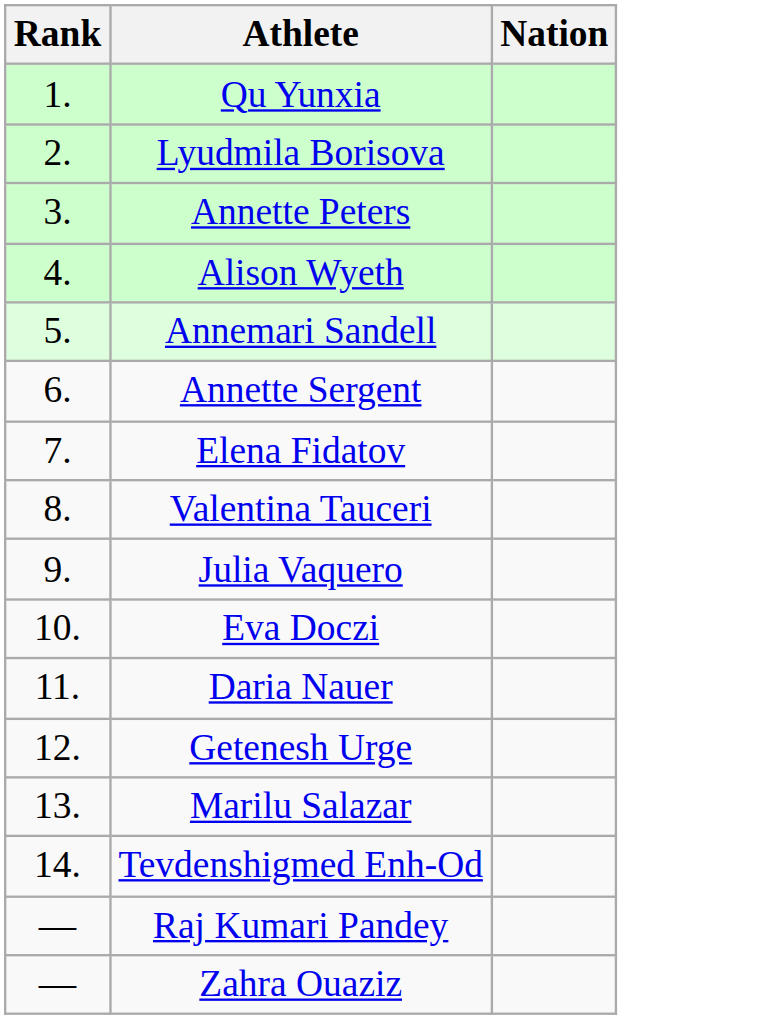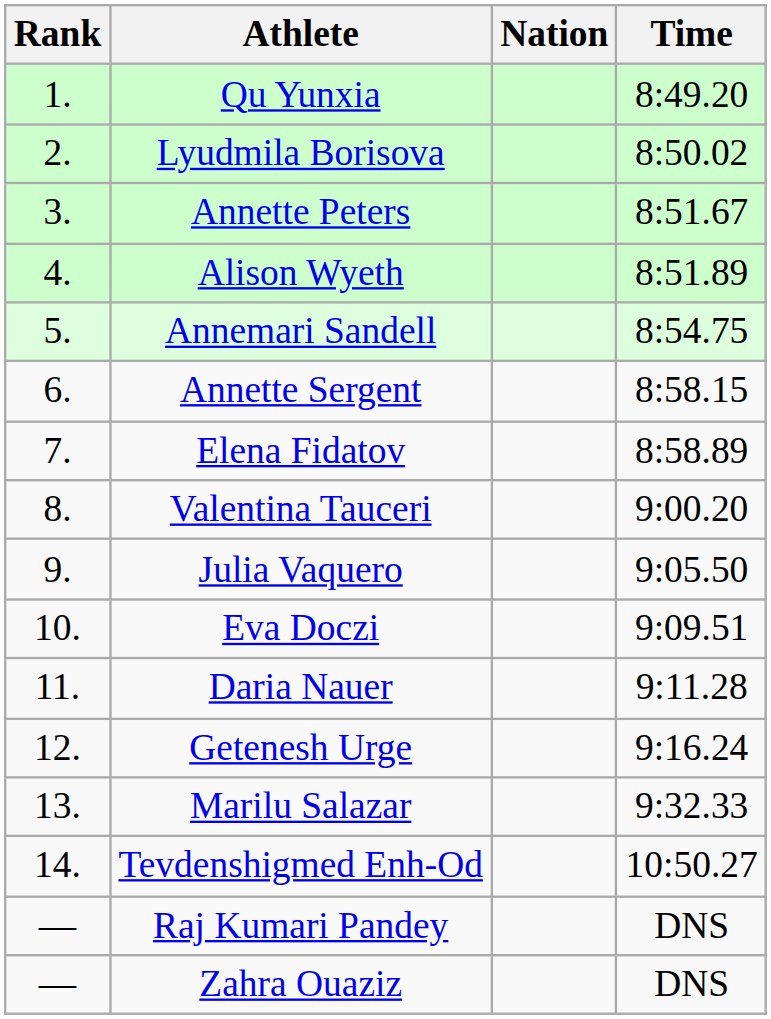+ column: (692, 34)
